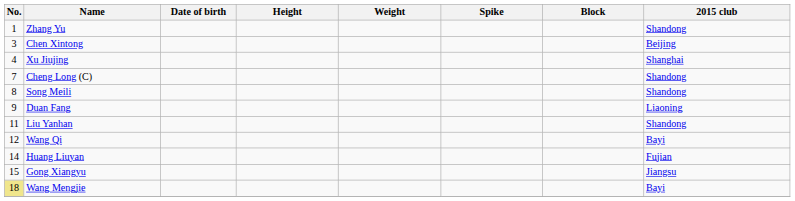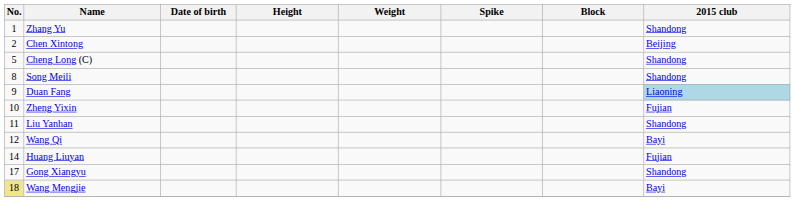(14, 44) 3 -> (14, 44) 2
- row: (47, 60)
(14, 76) 7 -> (14, 60) 5
(664, 108) no background -> (664, 92) lightblue background
+ row: (51, 108)
(14, 172) 15 -> (14, 172) 17
(661, 172) Jiangsu -> (666, 172) Shandong
